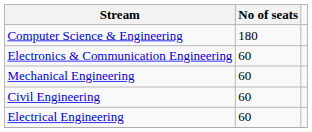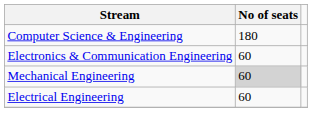(245, 76) no background -> (245, 76) lightgrey background
- row: (54, 96)
